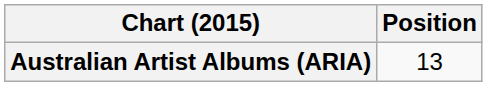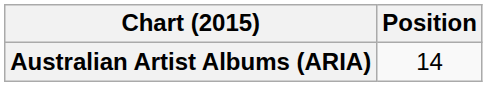(430, 61) 13 -> (430, 61) 14
